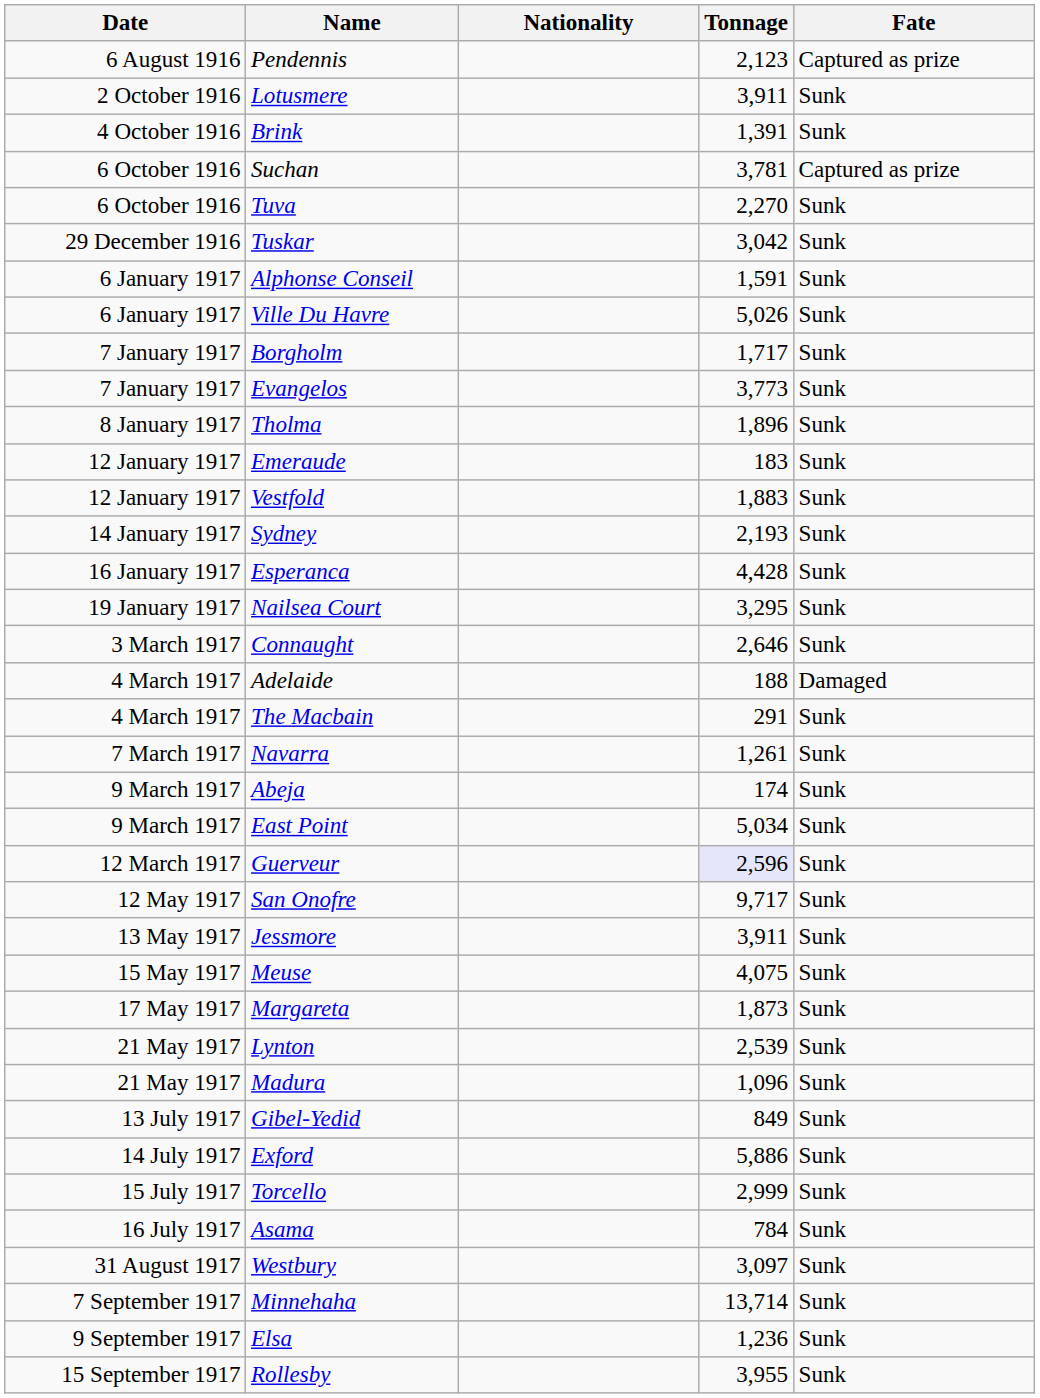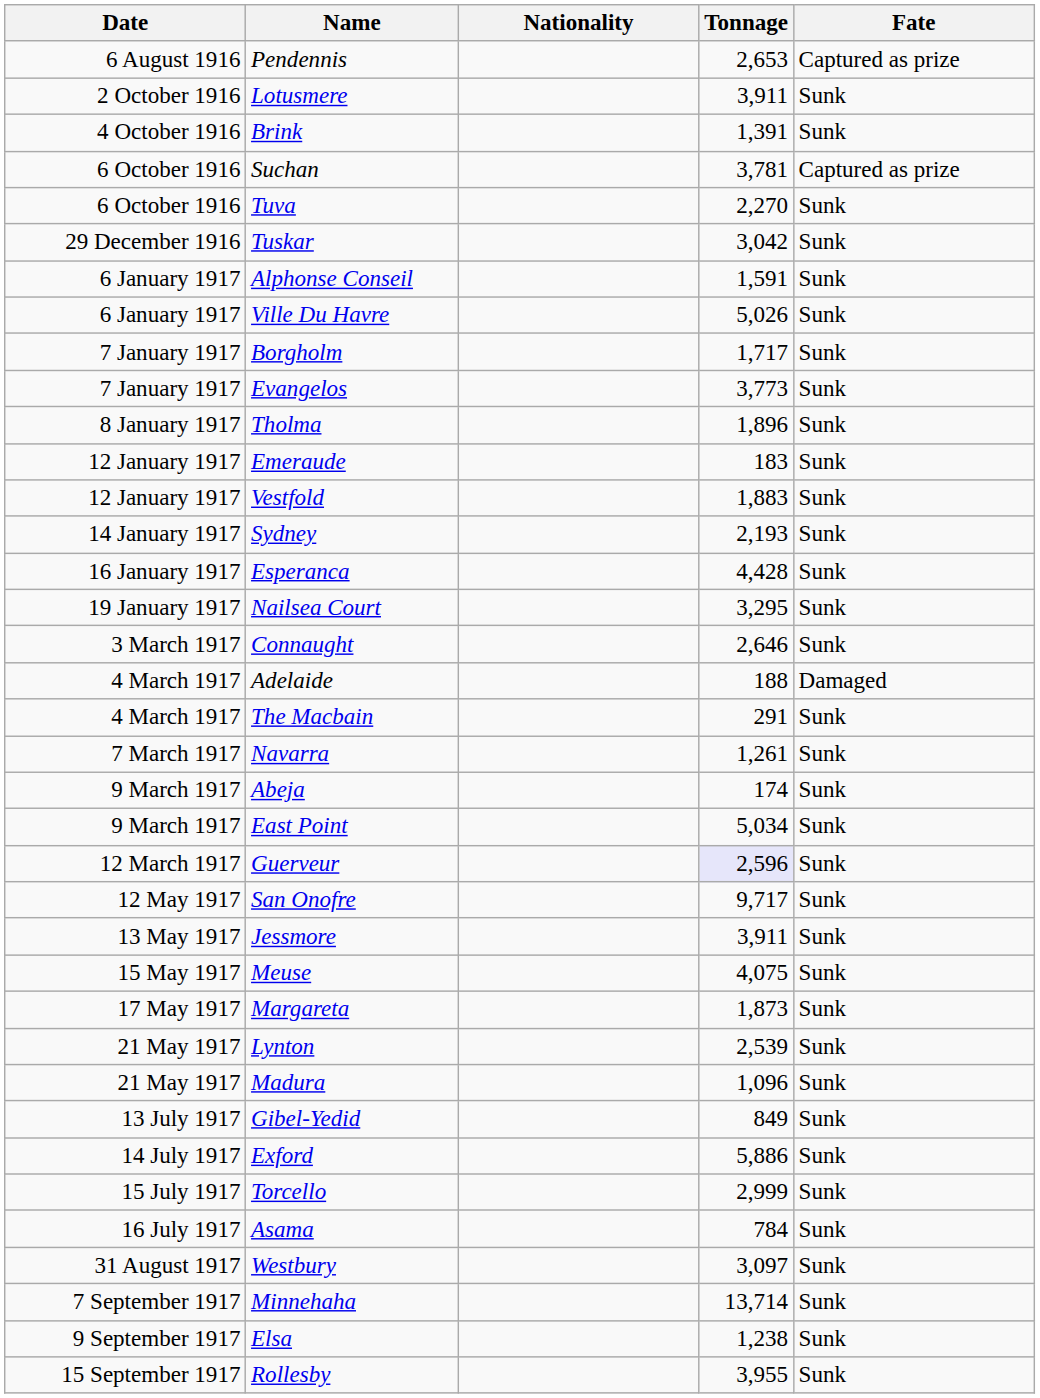(762, 59) 2,123 -> (762, 59) 2,653
(762, 1338) 1,236 -> (762, 1338) 1,238
